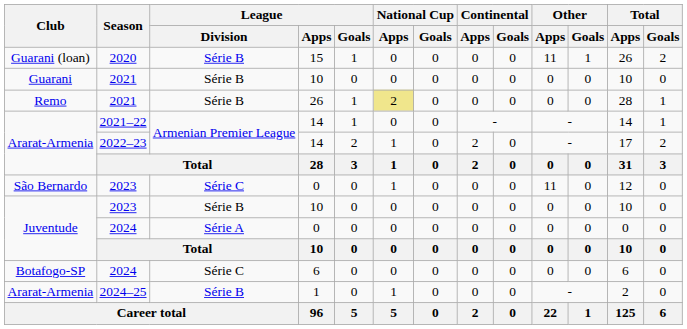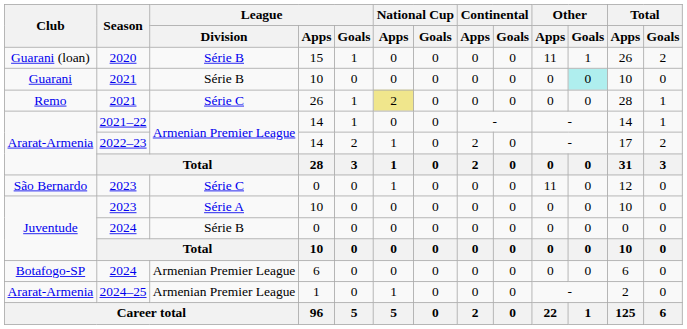(588, 79) no background -> (588, 79) paleturquoise background
(224, 100) Série B -> (224, 100) Série C
(224, 206) Série B -> (224, 206) Série A
(224, 228) Série A -> (224, 228) Série B
(224, 270) Série C -> (224, 270) Armenian Premier League
(224, 292) Série B -> (224, 292) Armenian Premier League
